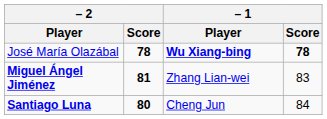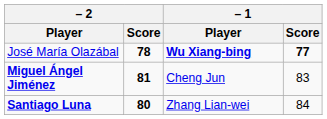(303, 52) 78 -> (303, 52) 77
(208, 78) Zhang Lian-wei -> (196, 78) Cheng Jun
(196, 104) Cheng Jun -> (208, 104) Zhang Lian-wei
